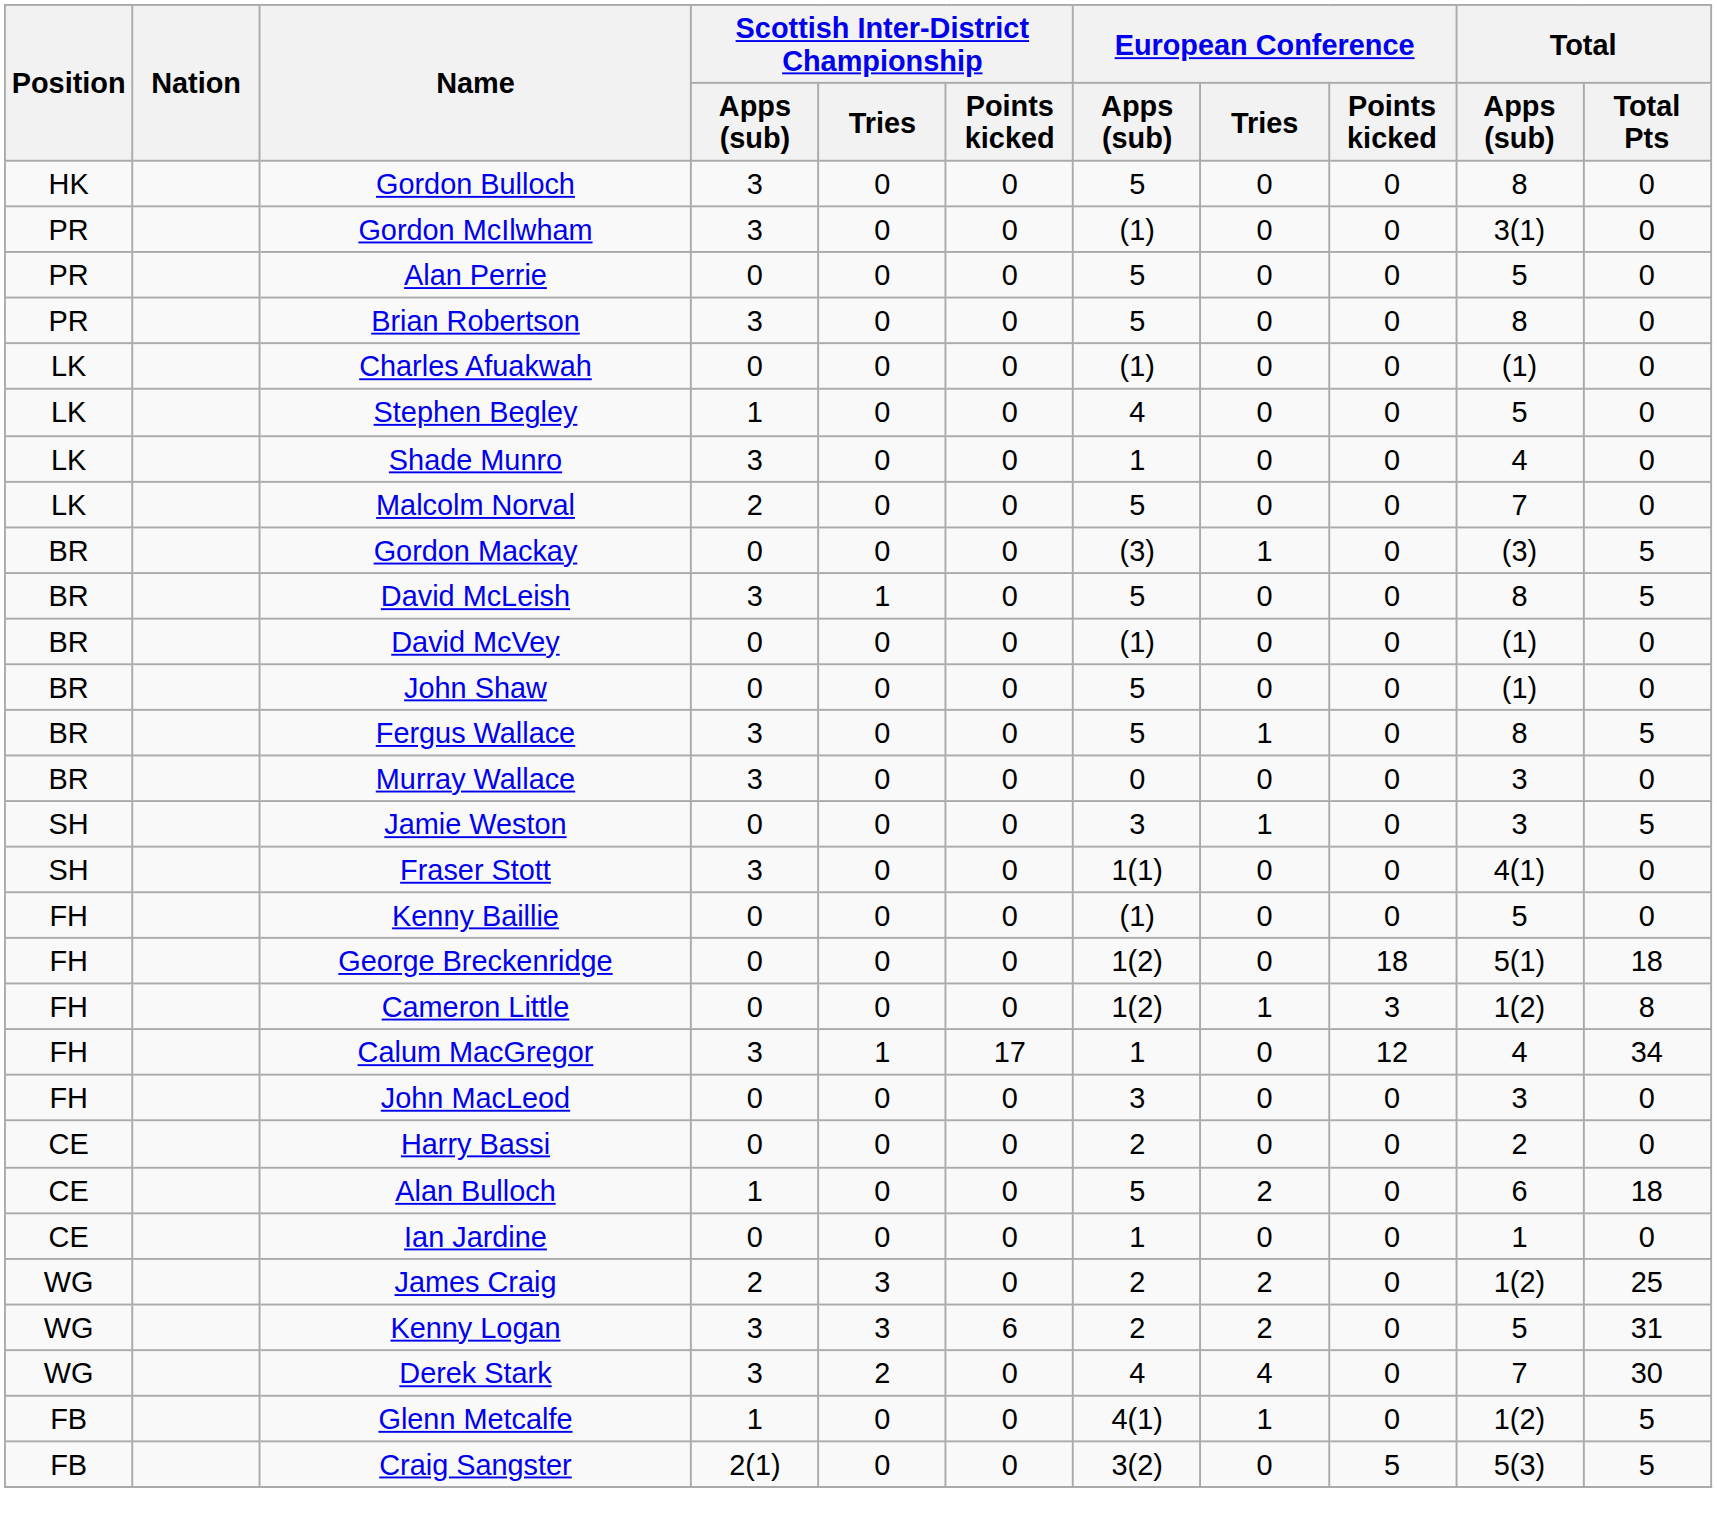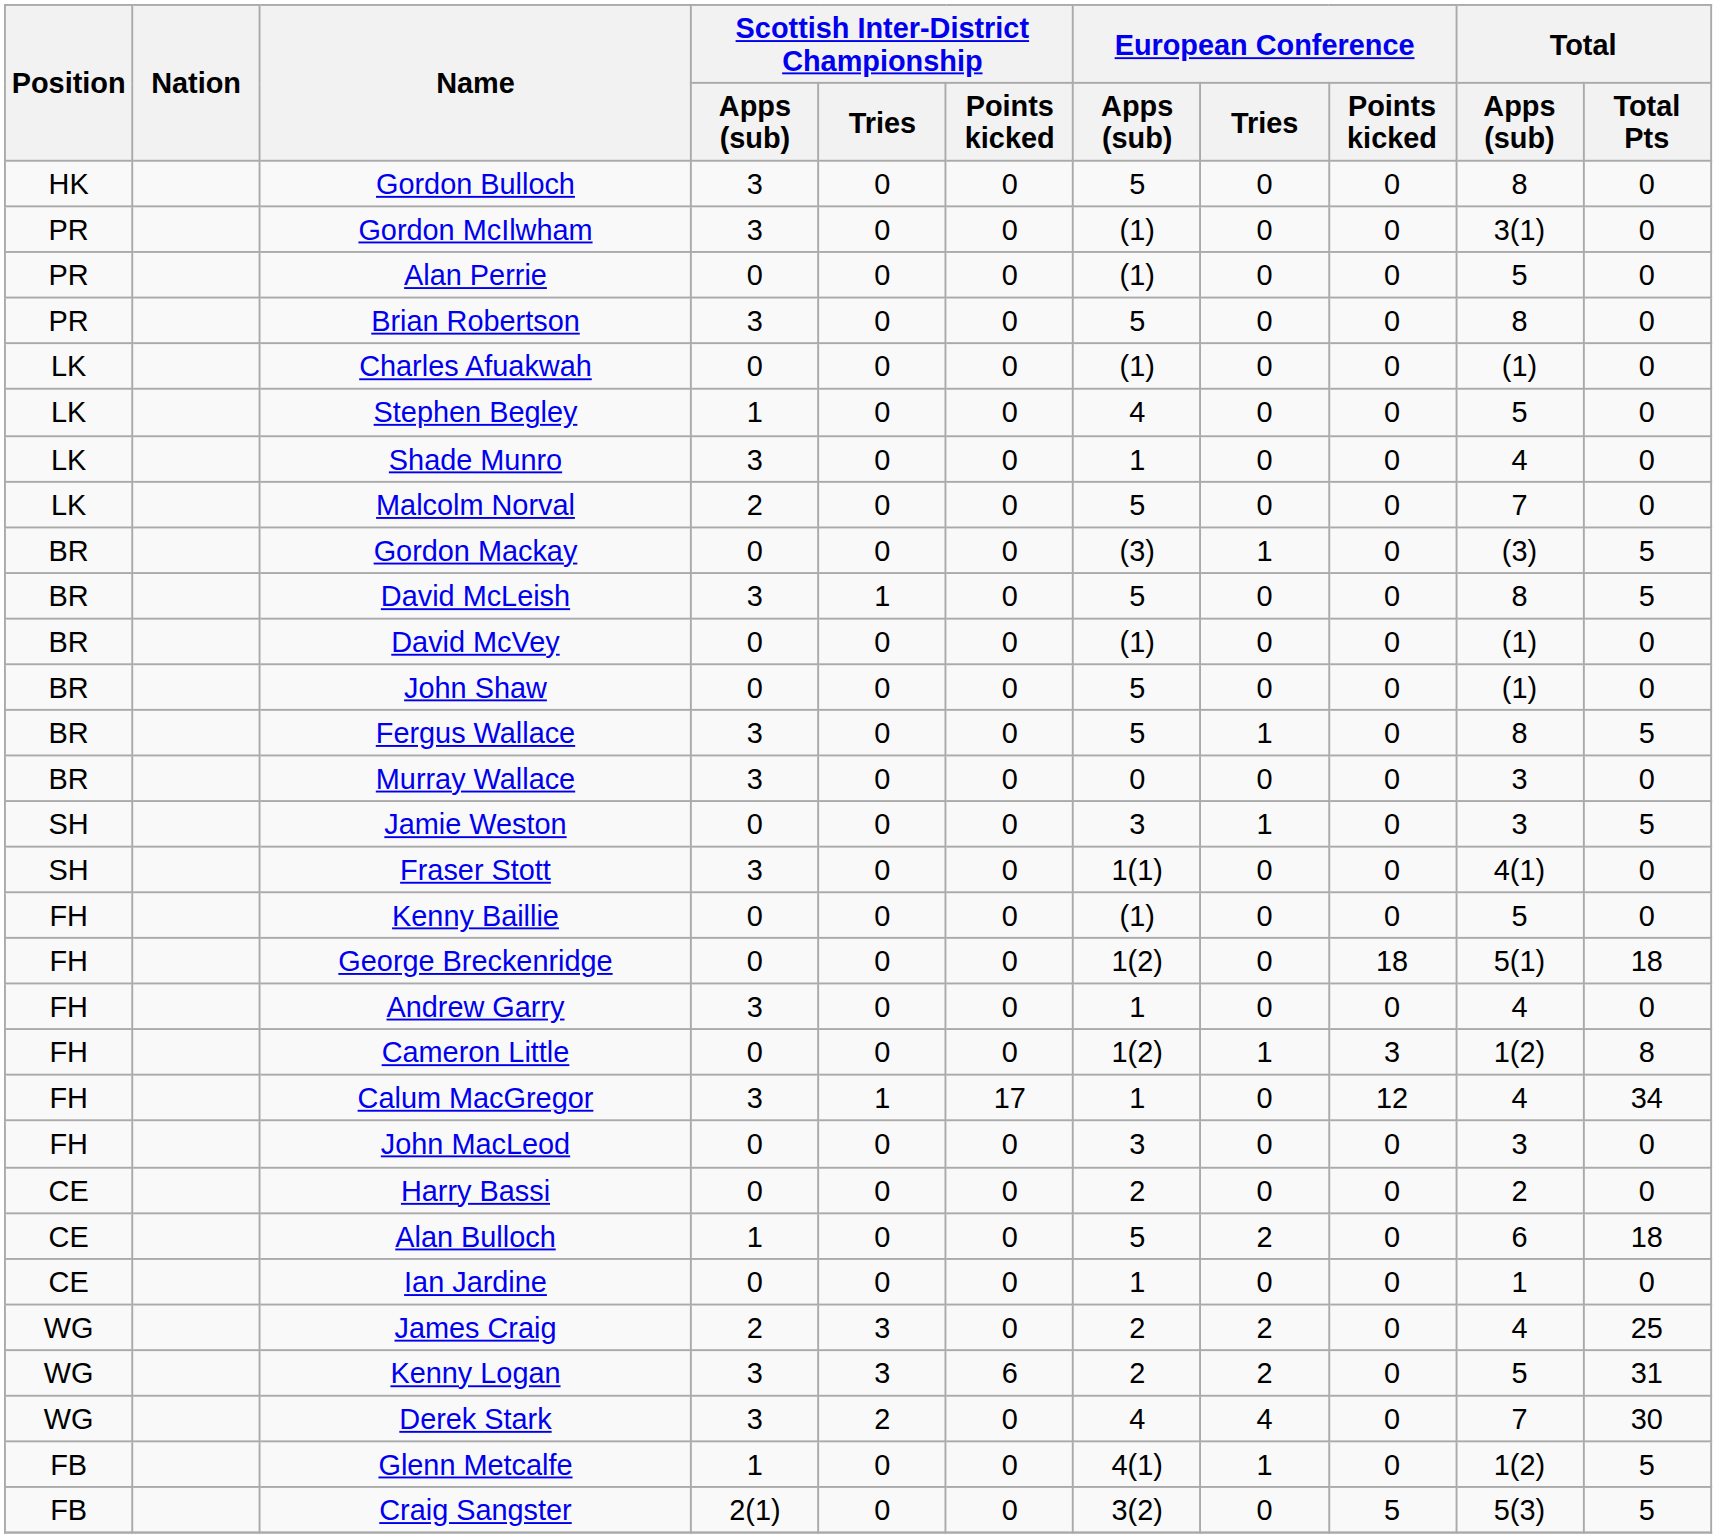(1137, 275) 5 -> (1137, 275) (1)
+ row: (475, 1007)
(1519, 1281) 1(2) -> (1519, 1327) 4
